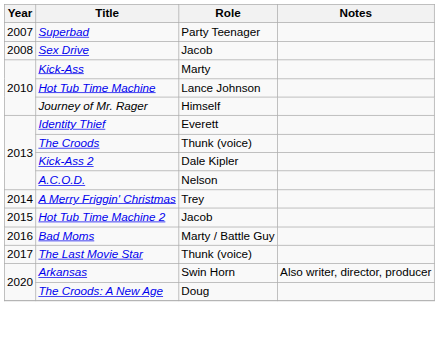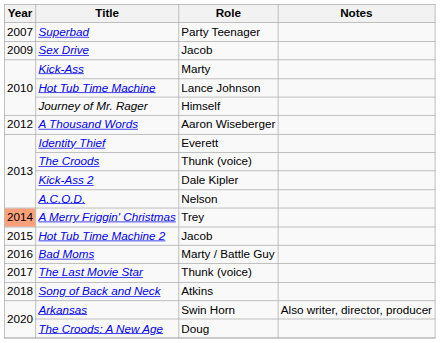(20, 50) 2008 -> (20, 50) 2009
+ row: (88, 124)
(20, 198) no background -> (20, 217) lightsalmon background
+ row: (99, 291)
